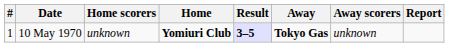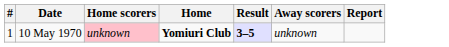- column: (301, 13)
(108, 32) no background -> (108, 32) pink background
